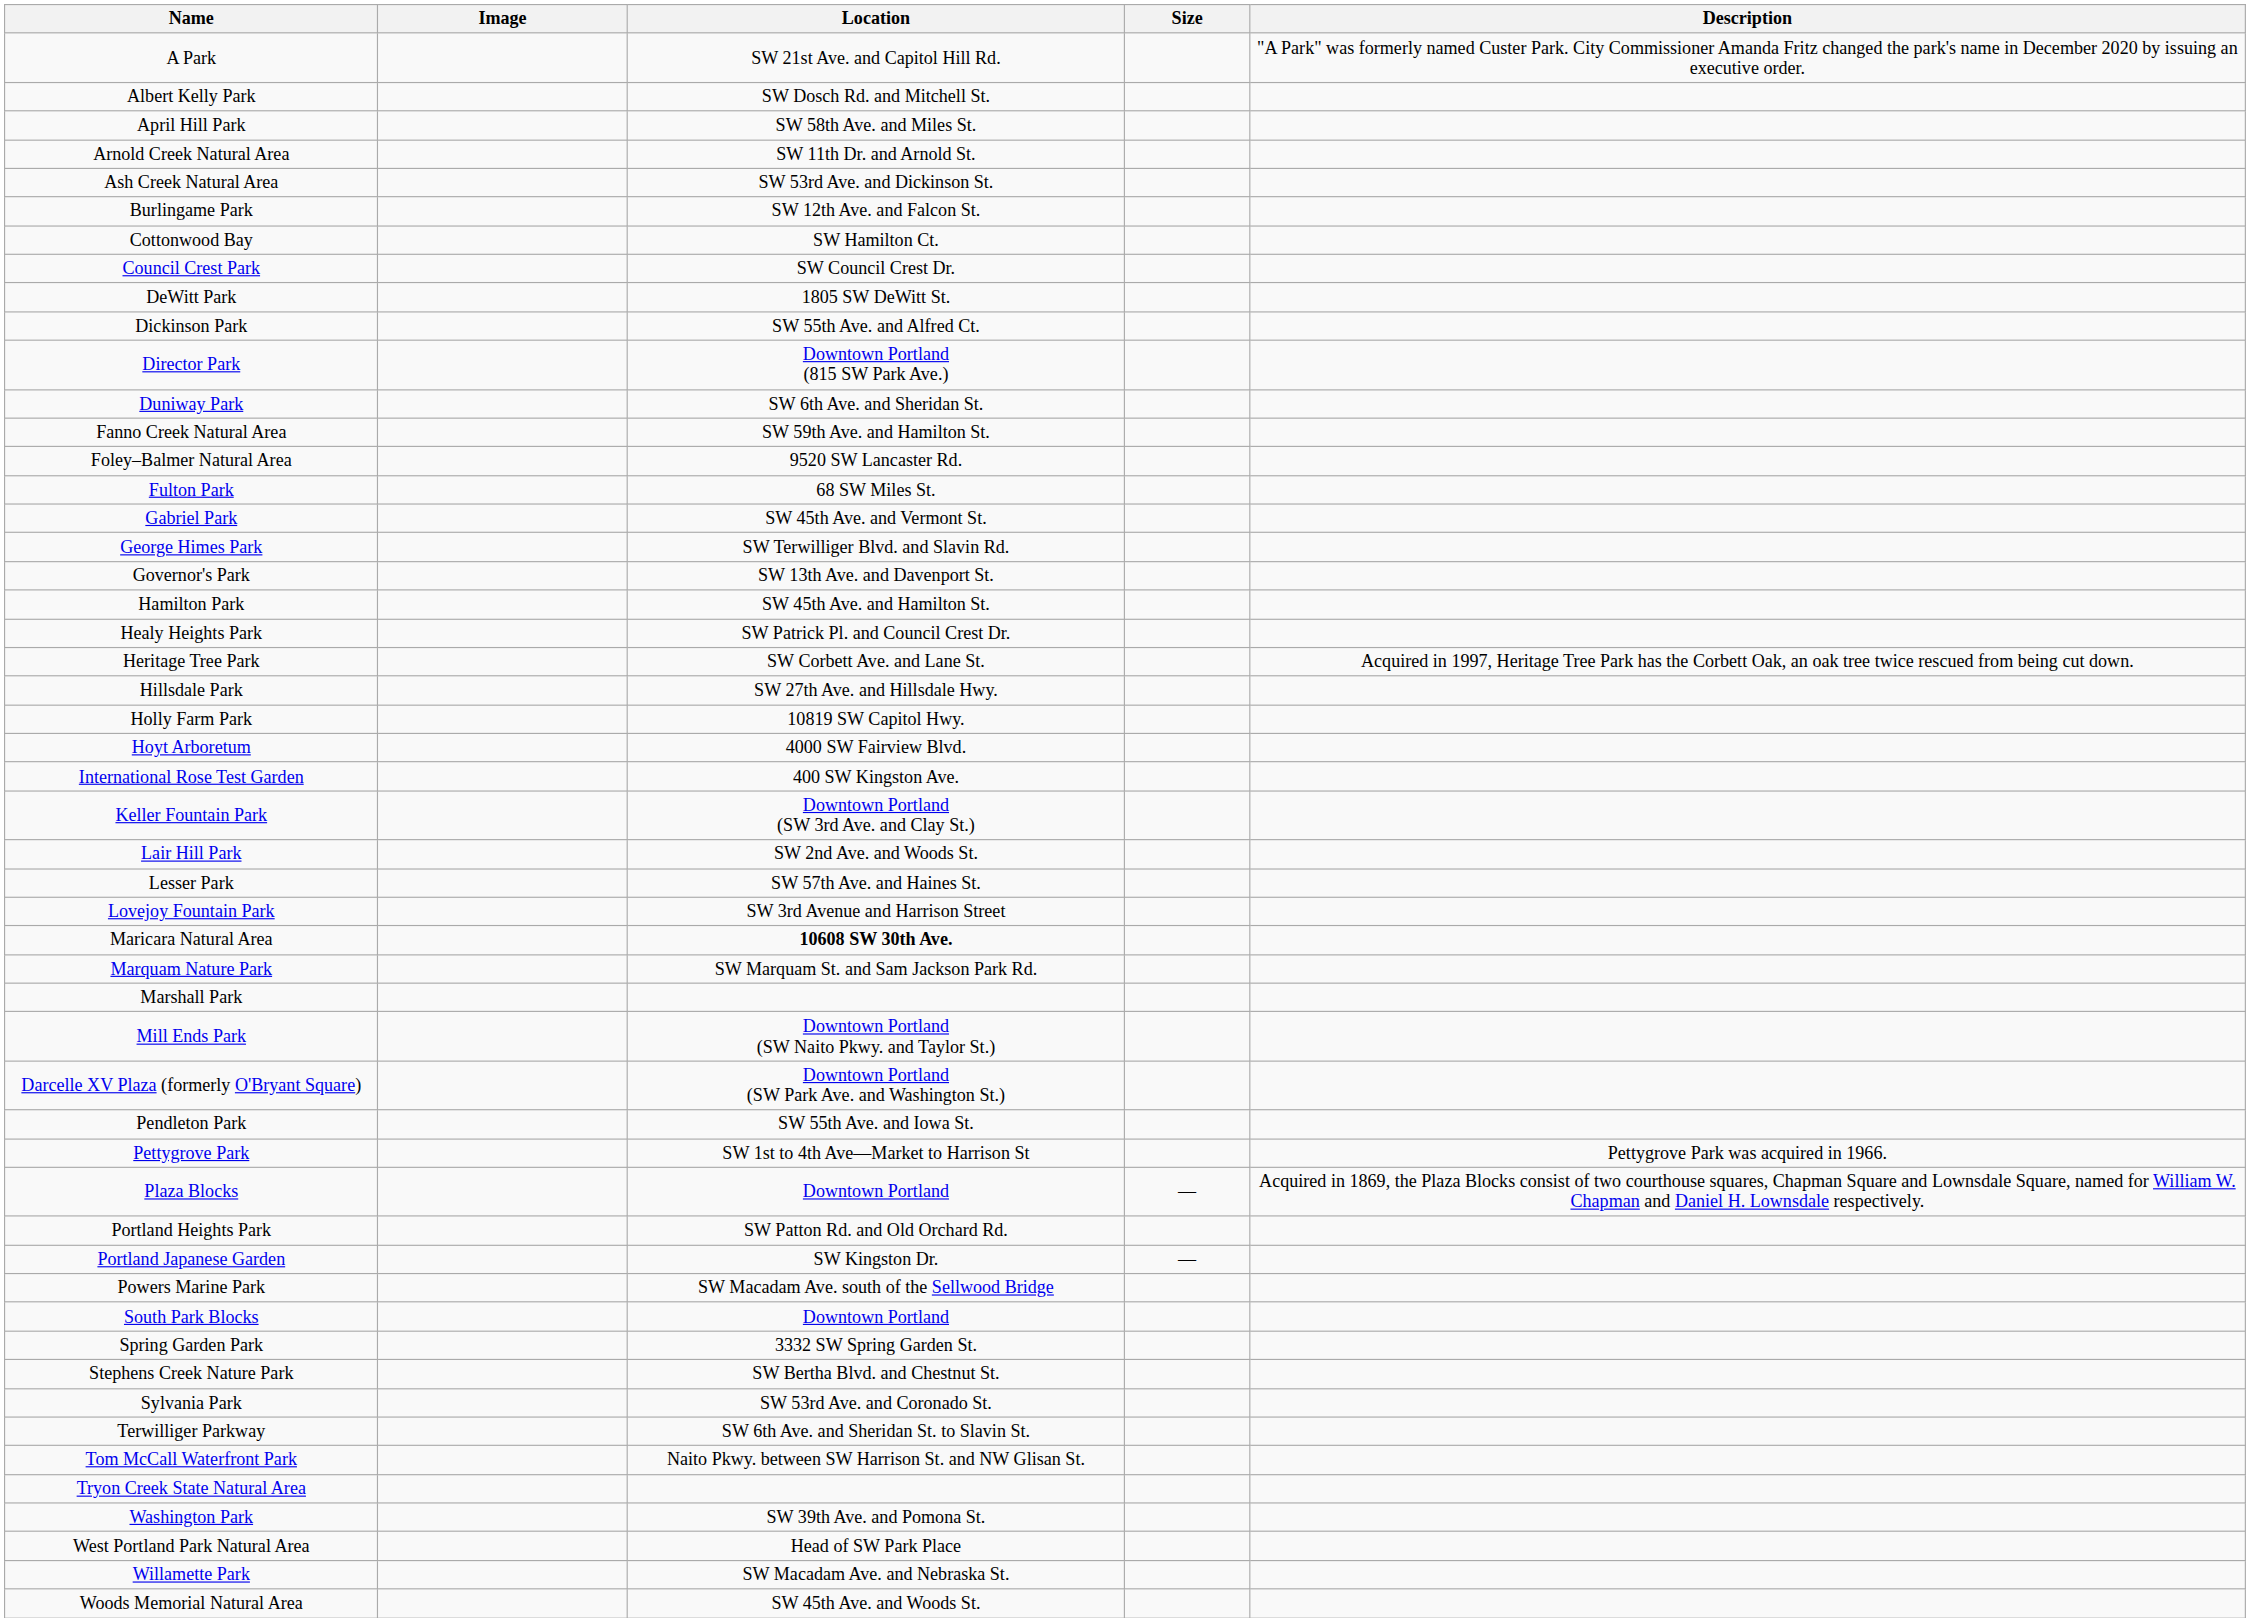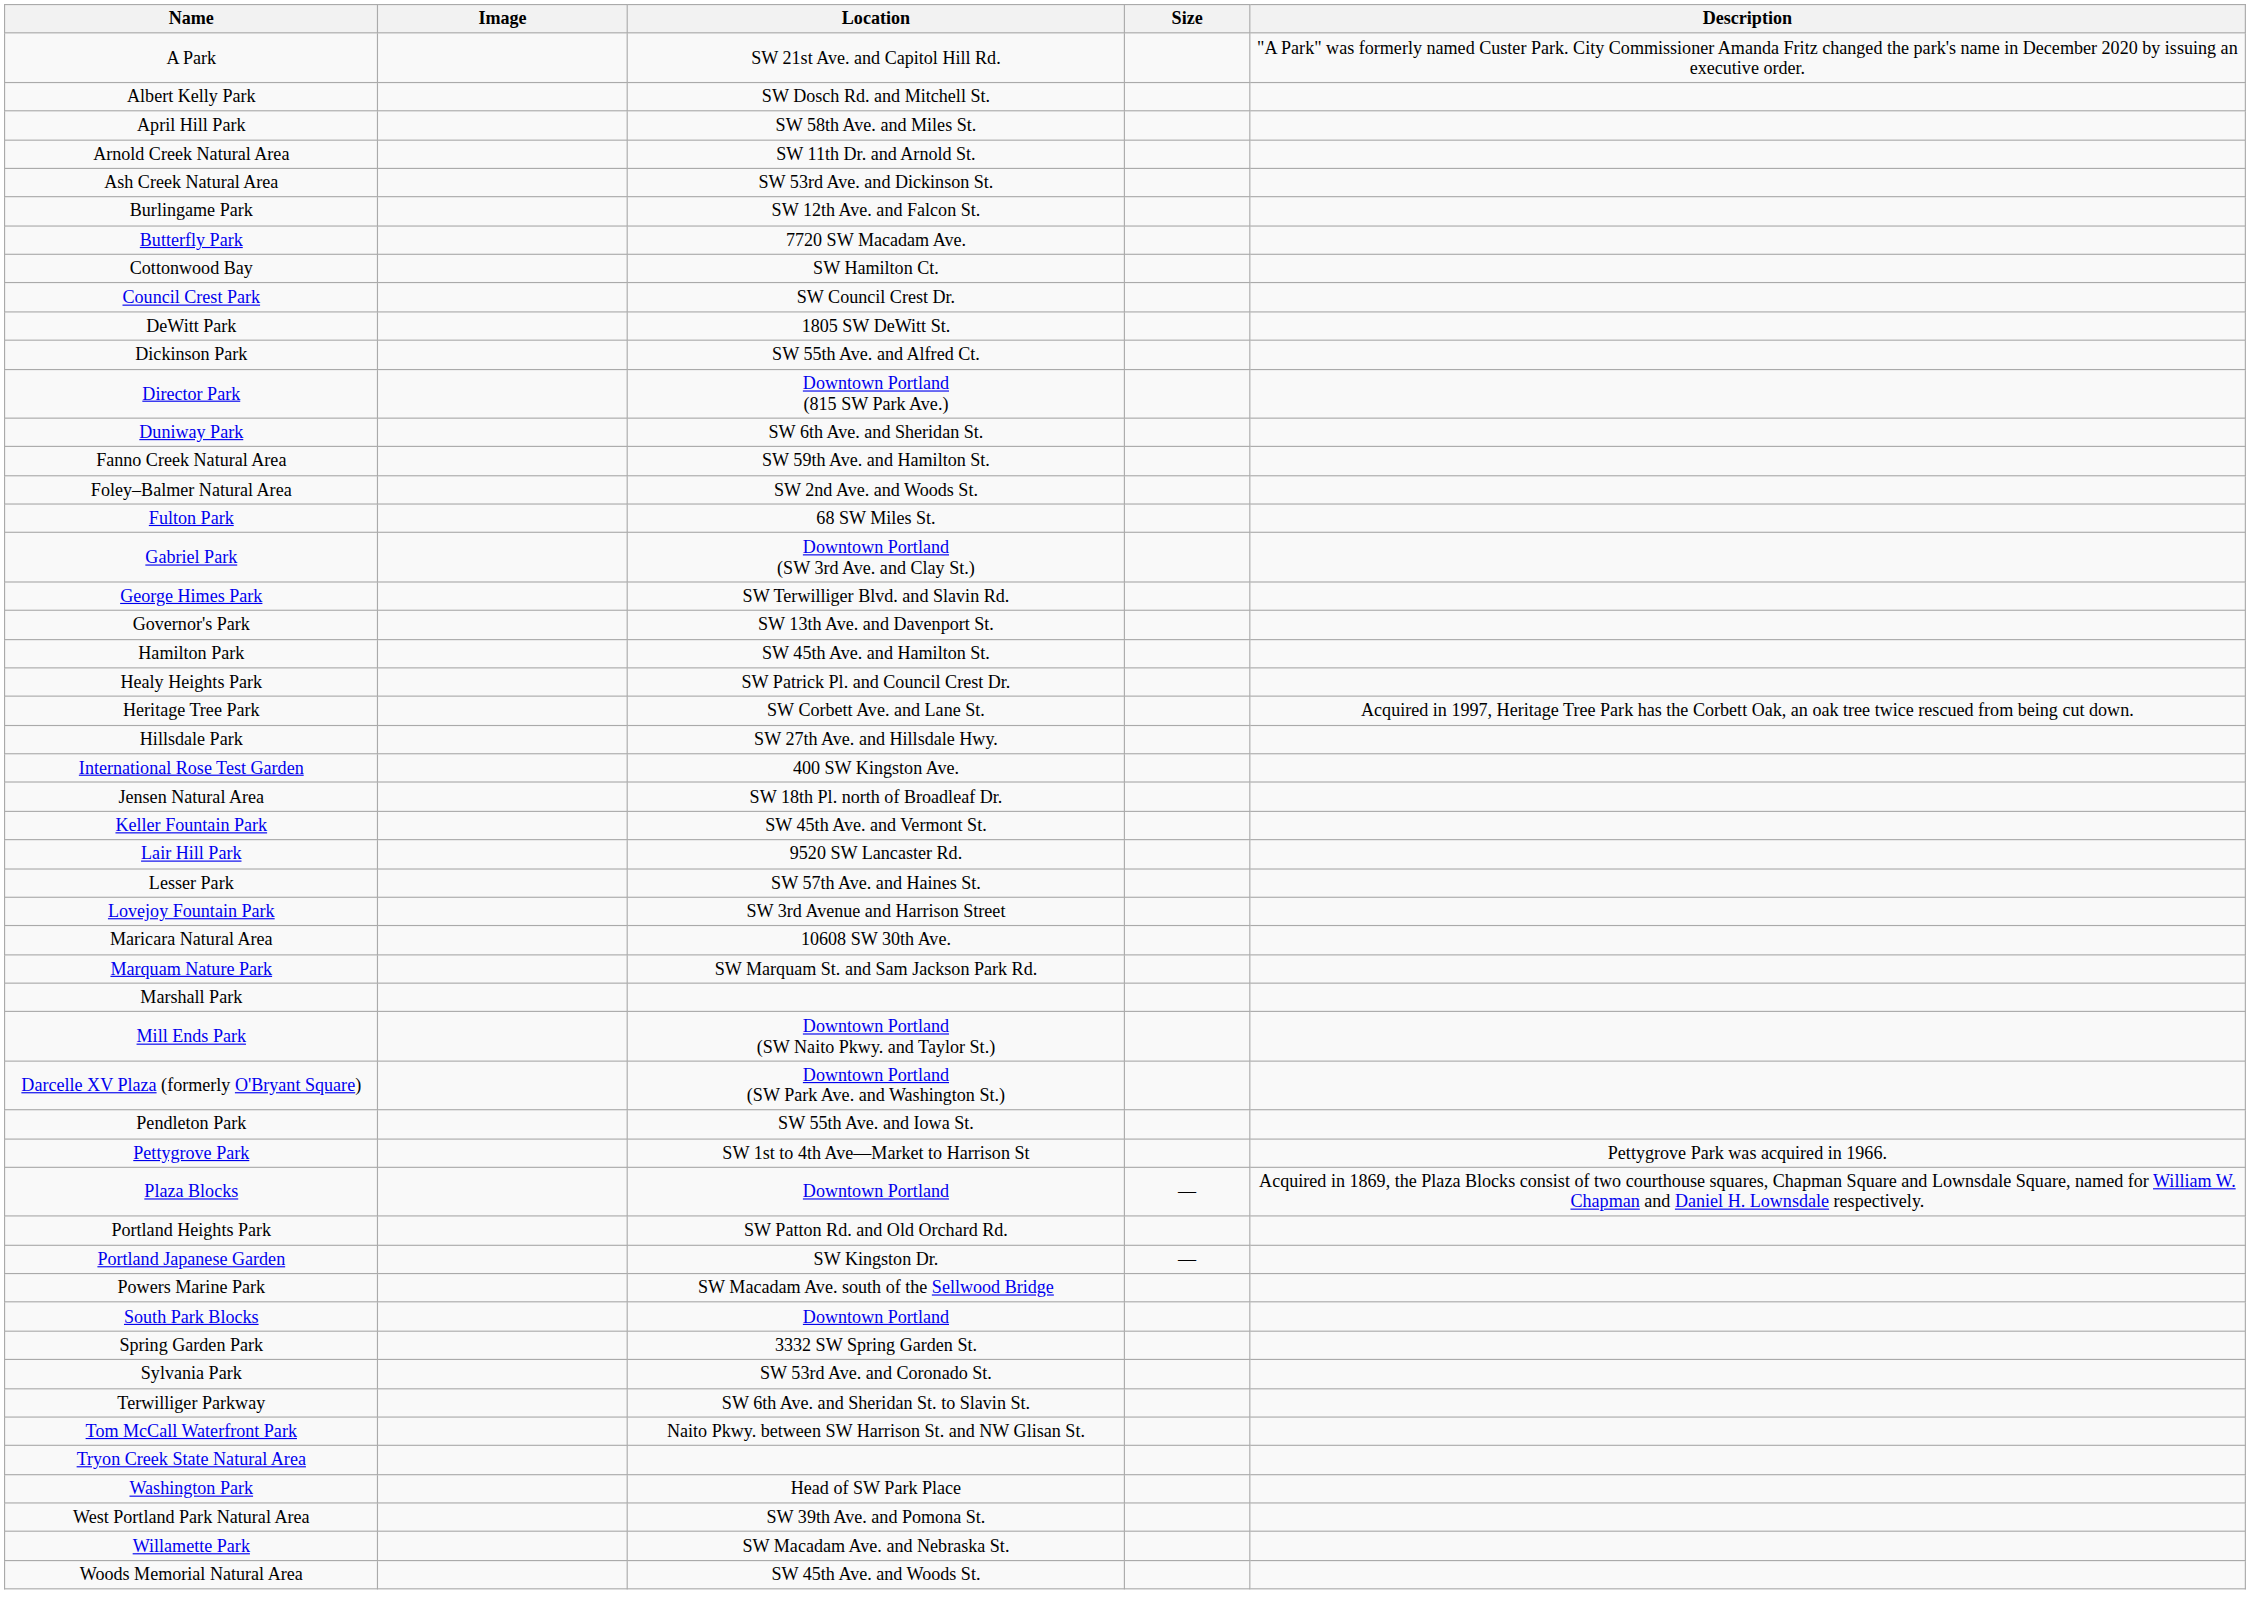+ row: (191, 239)
(876, 460) 9520 SW Lancaster Rd. -> (876, 489) SW 2nd Ave. and Woods St.
(876, 518) SW 45th Ave. and Vermont St. -> (876, 557) Downtown Portland (SW 3rd Ave. and Clay St.)
- row: (191, 719)
- row: (191, 747)
+ row: (191, 796)
(876, 815) Downtown Portland (SW 3rd Ave. and Clay St.) -> (876, 825) SW 45th Ave. and Vermont St.
(876, 854) SW 2nd Ave. and Woods St. -> (876, 854) 9520 SW Lancaster Rd.
(876, 940) bold -> (876, 940) normal
- row: (191, 1373)
(876, 1517) SW 39th Ave. and Pomona St. -> (876, 1488) Head of SW Park Place
(876, 1545) Head of SW Park Place -> (876, 1517) SW 39th Ave. and Pomona St.
